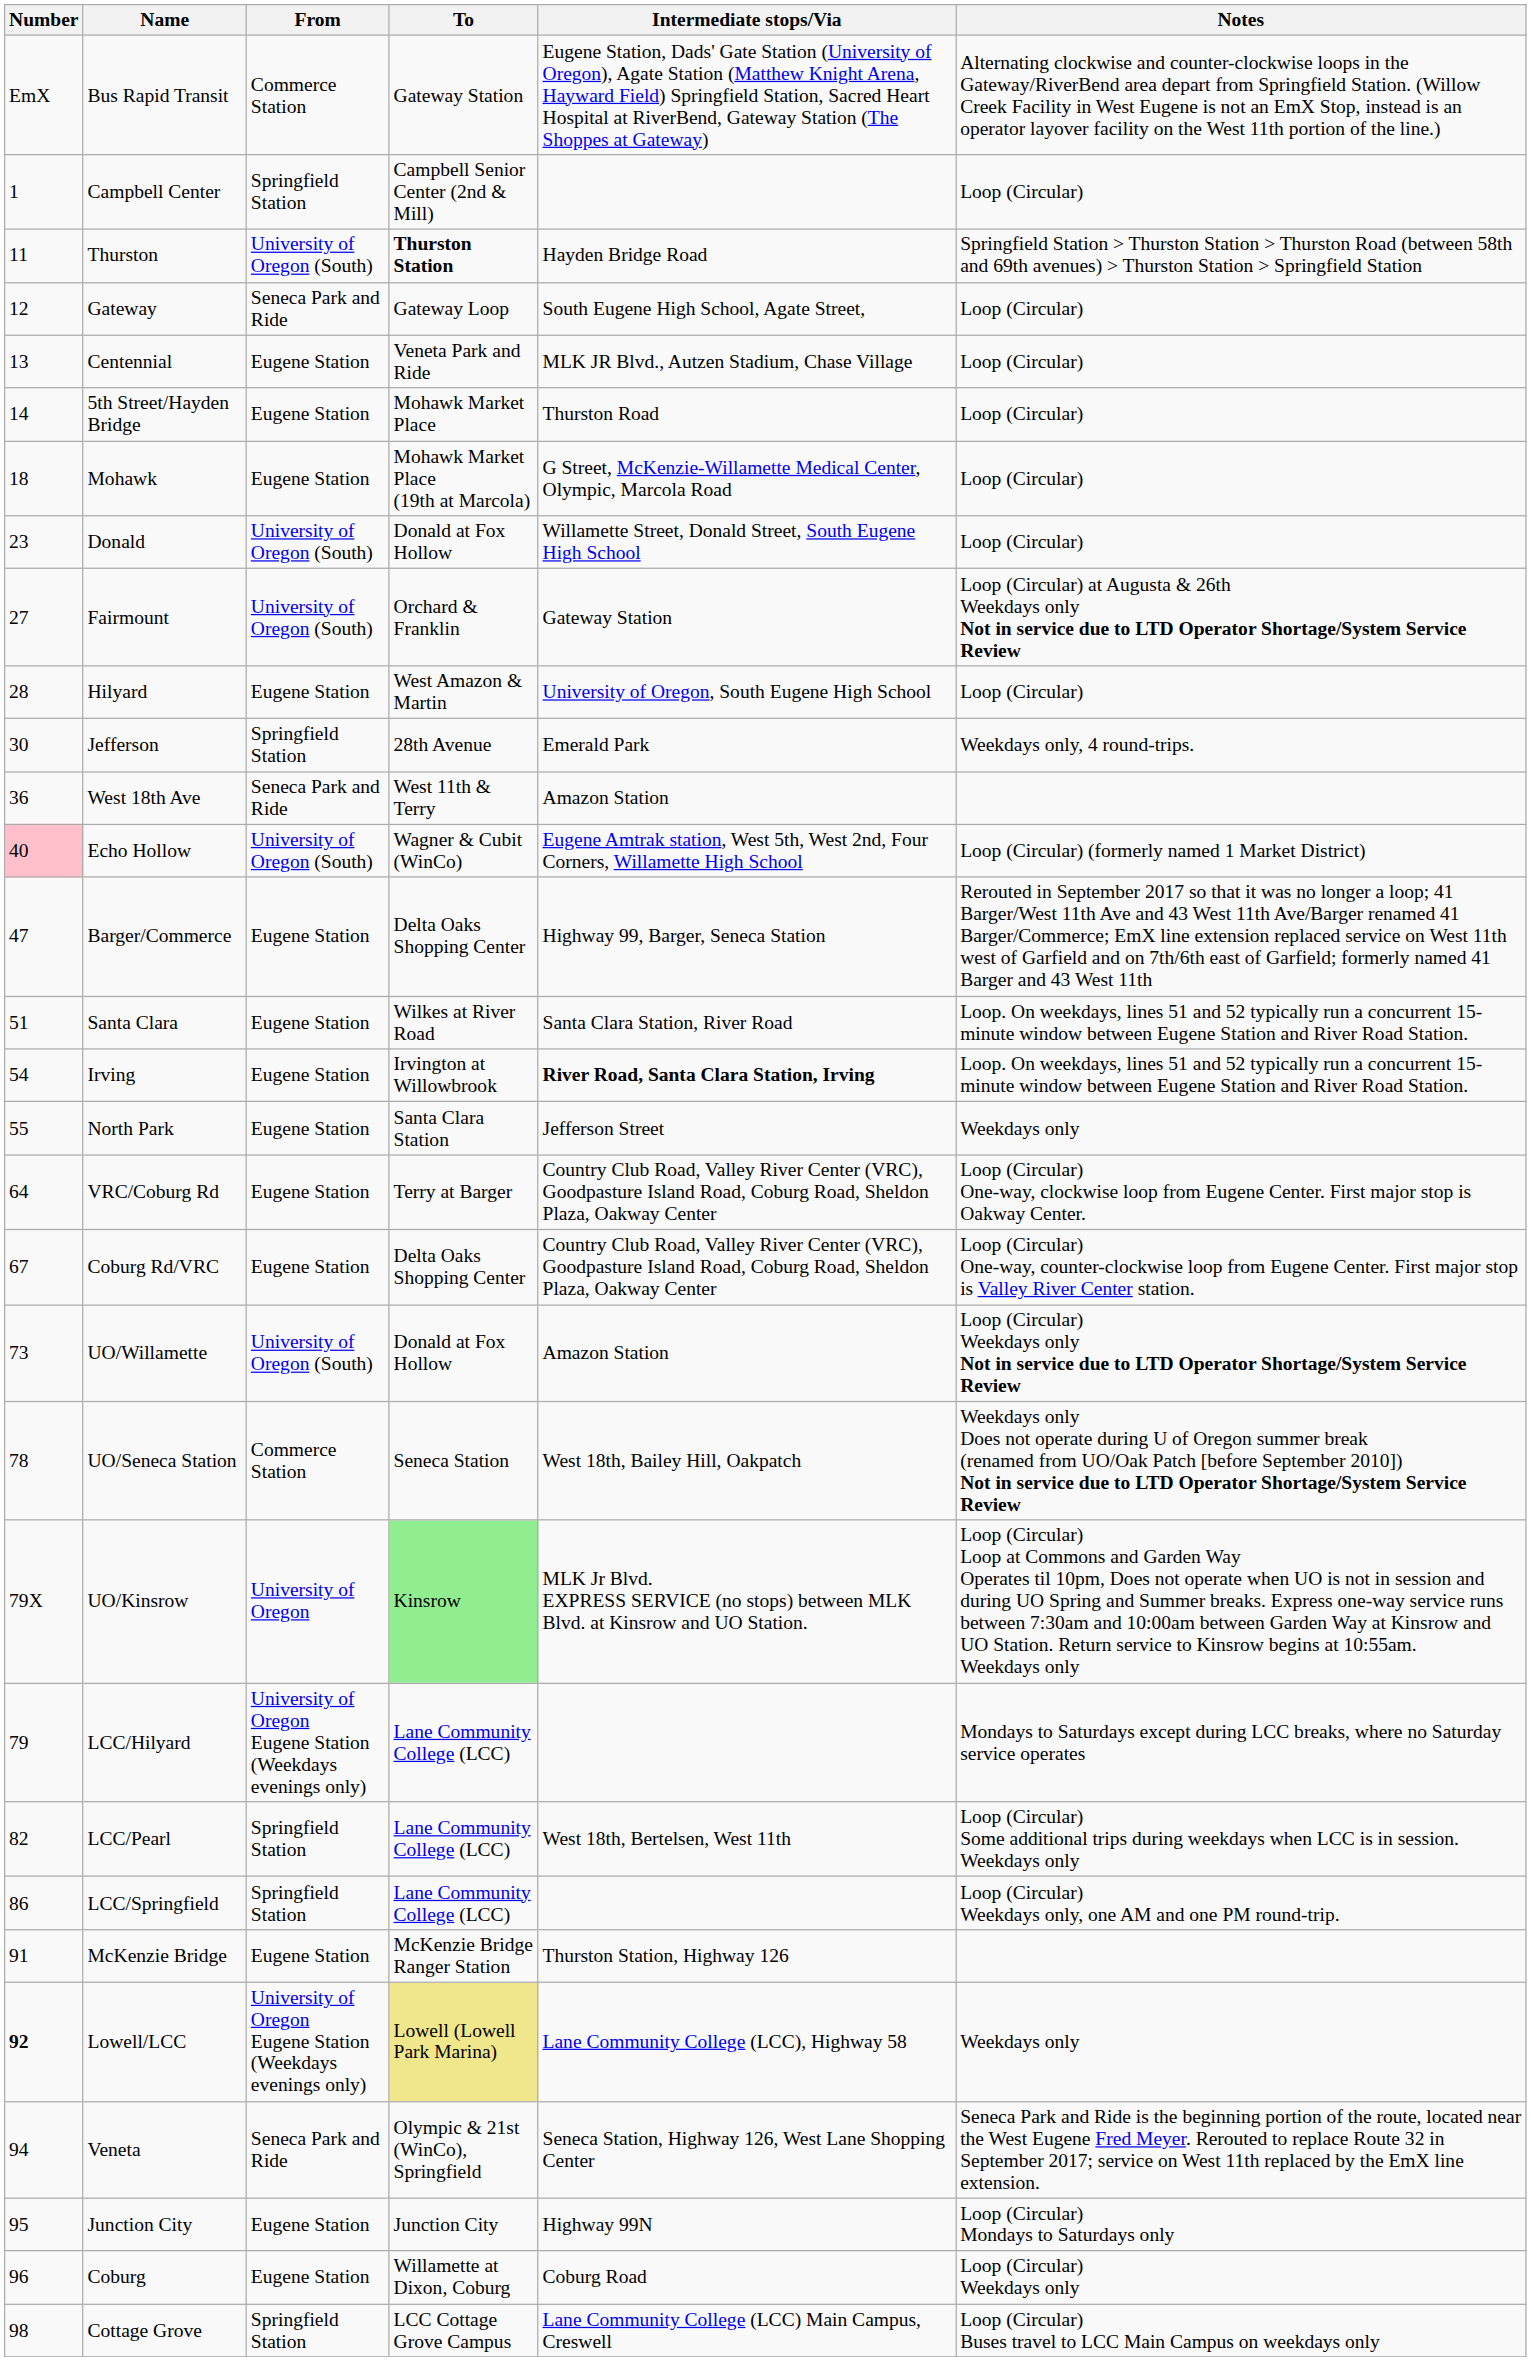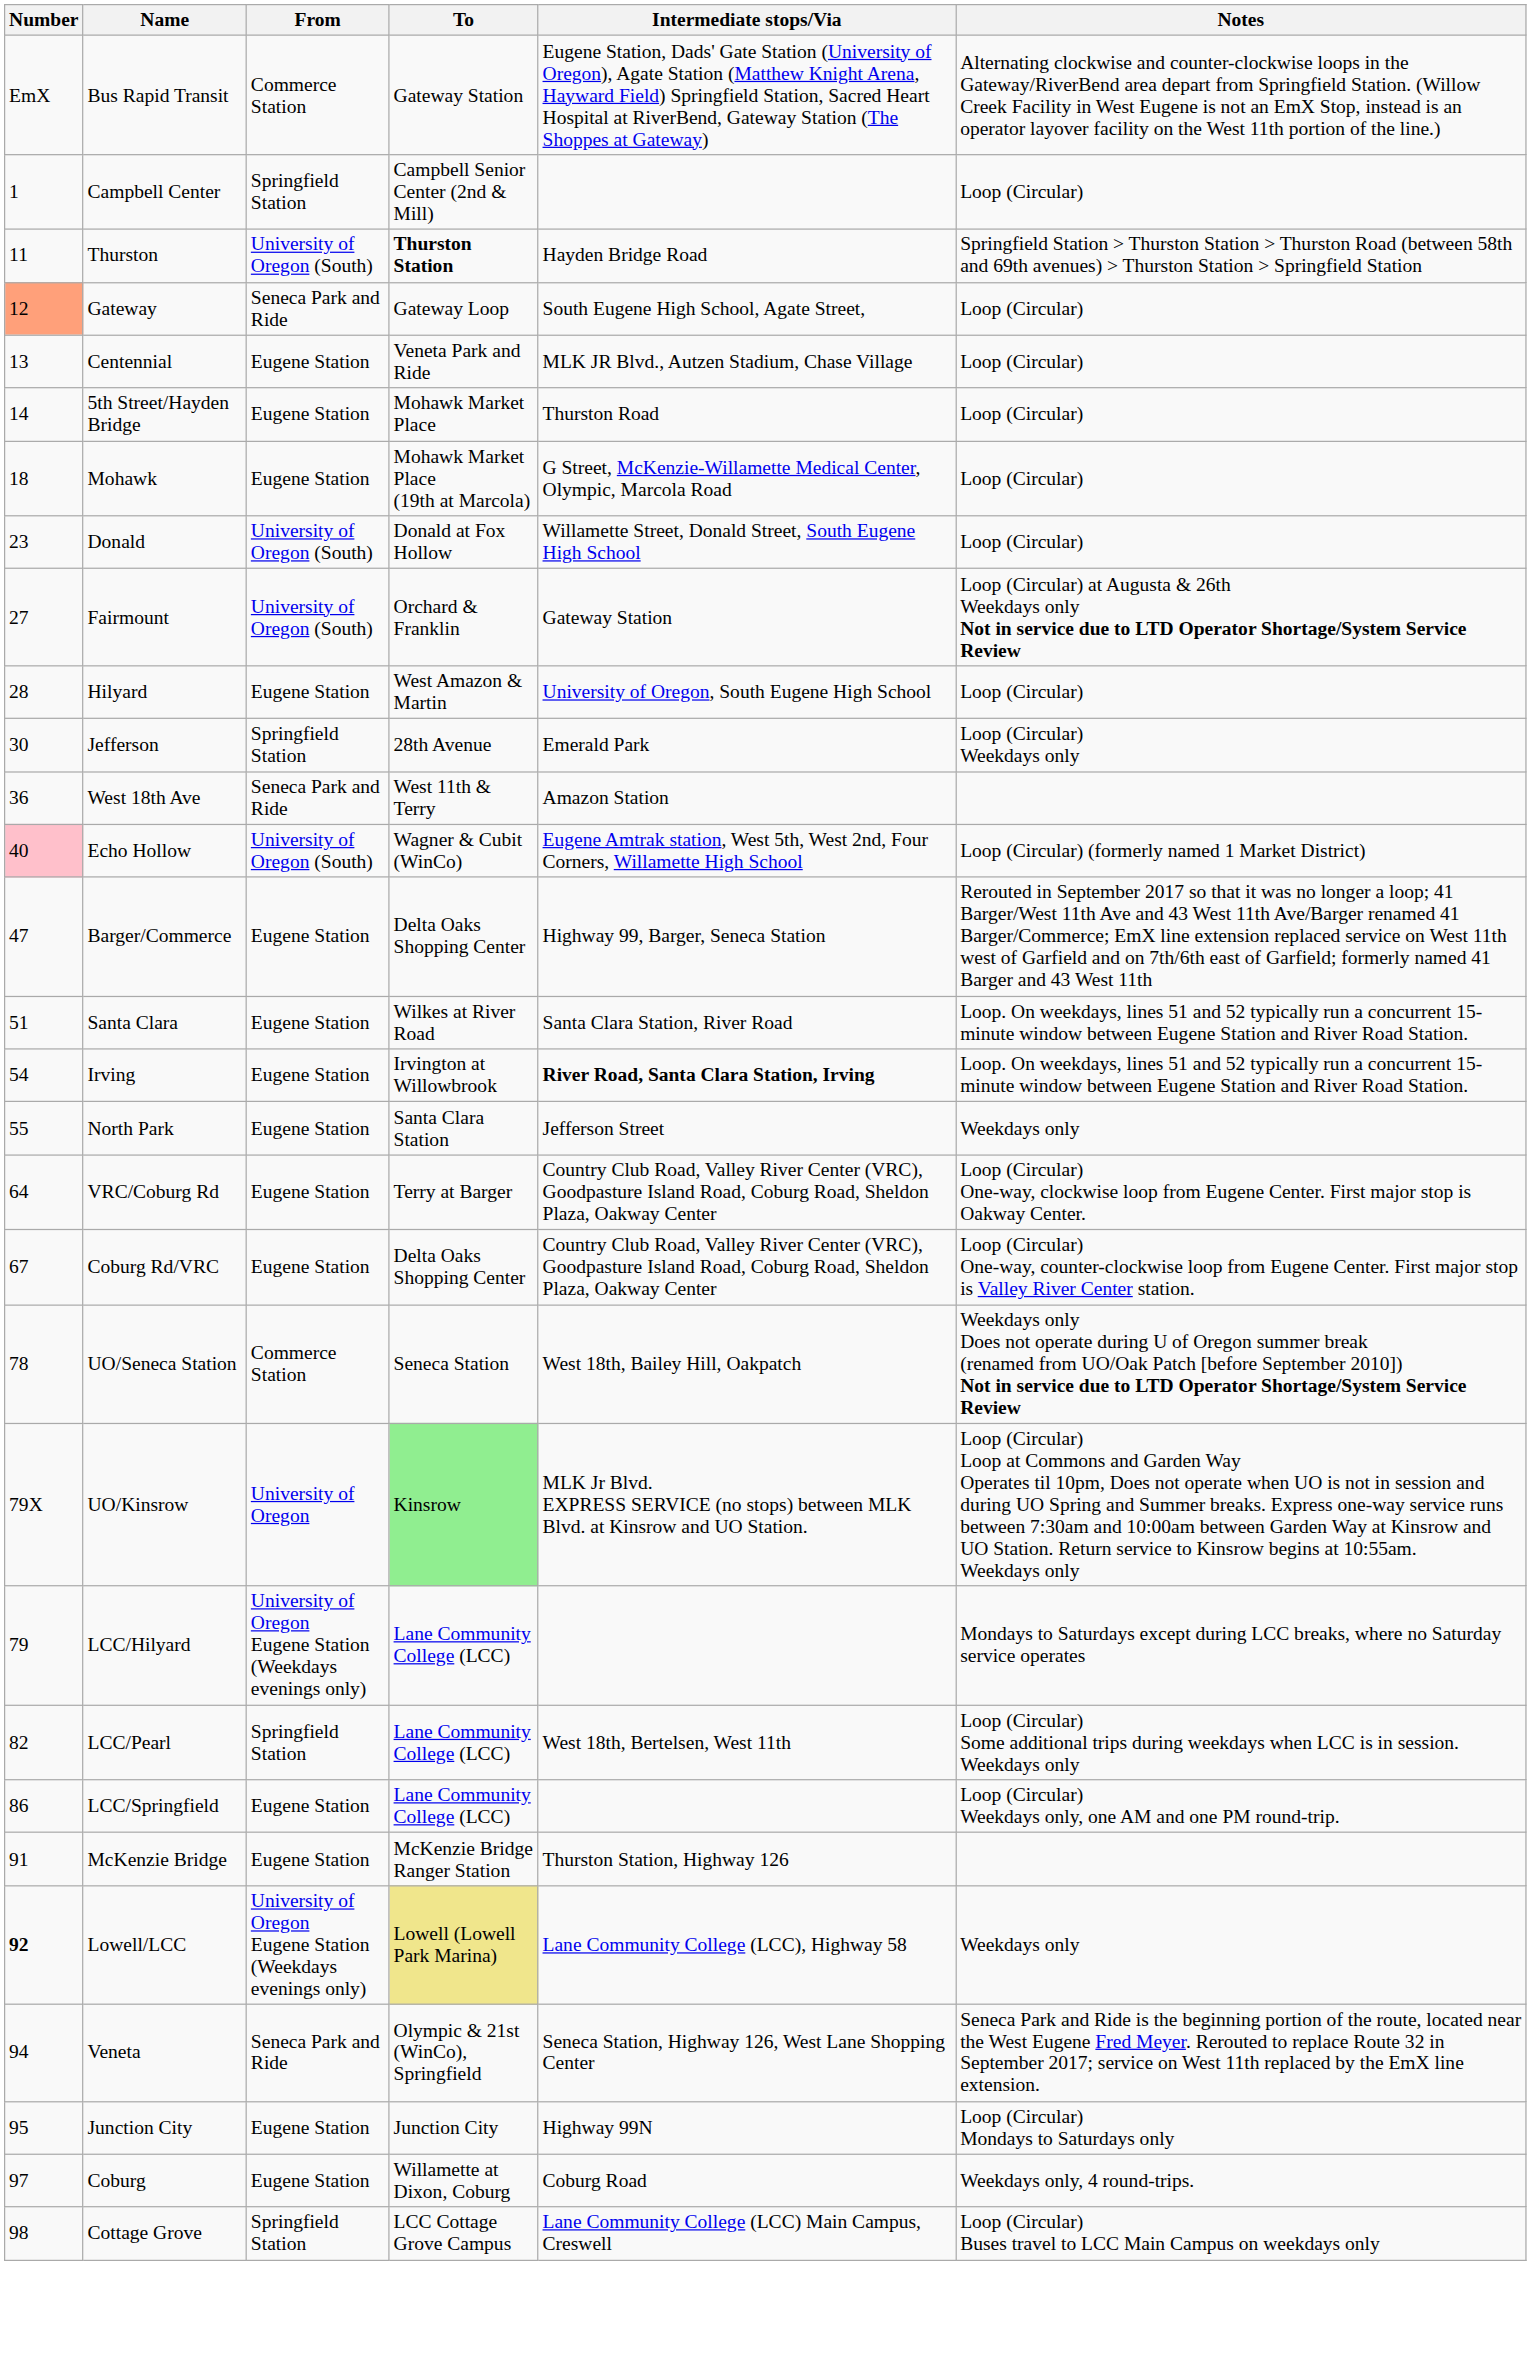(19, 308) no background -> (19, 308) lightsalmon background
(1077, 744) Weekdays only, 4 round-trips. -> (1022, 744) Loop (Circular) Weekdays only
- row: (147, 1352)
(295, 1902) Springfield Station -> (310, 1806) Eugene Station
(19, 2277) 96 -> (19, 2180) 97
(1022, 2277) Loop (Circular) Weekdays only -> (1077, 2180) Weekdays only, 4 round-trips.
